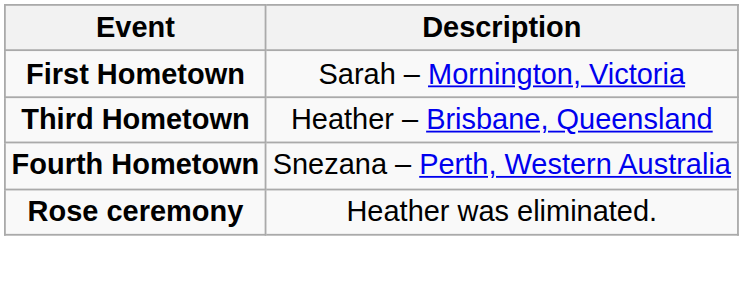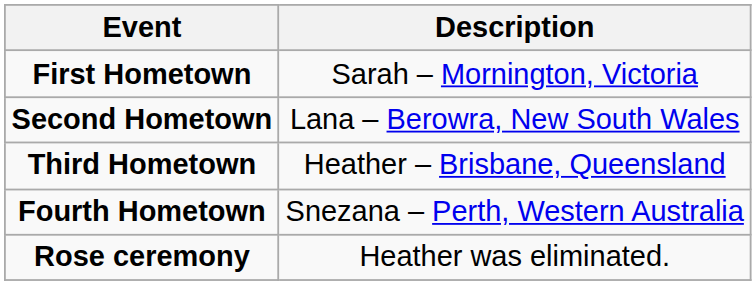+ row: (142, 119)
